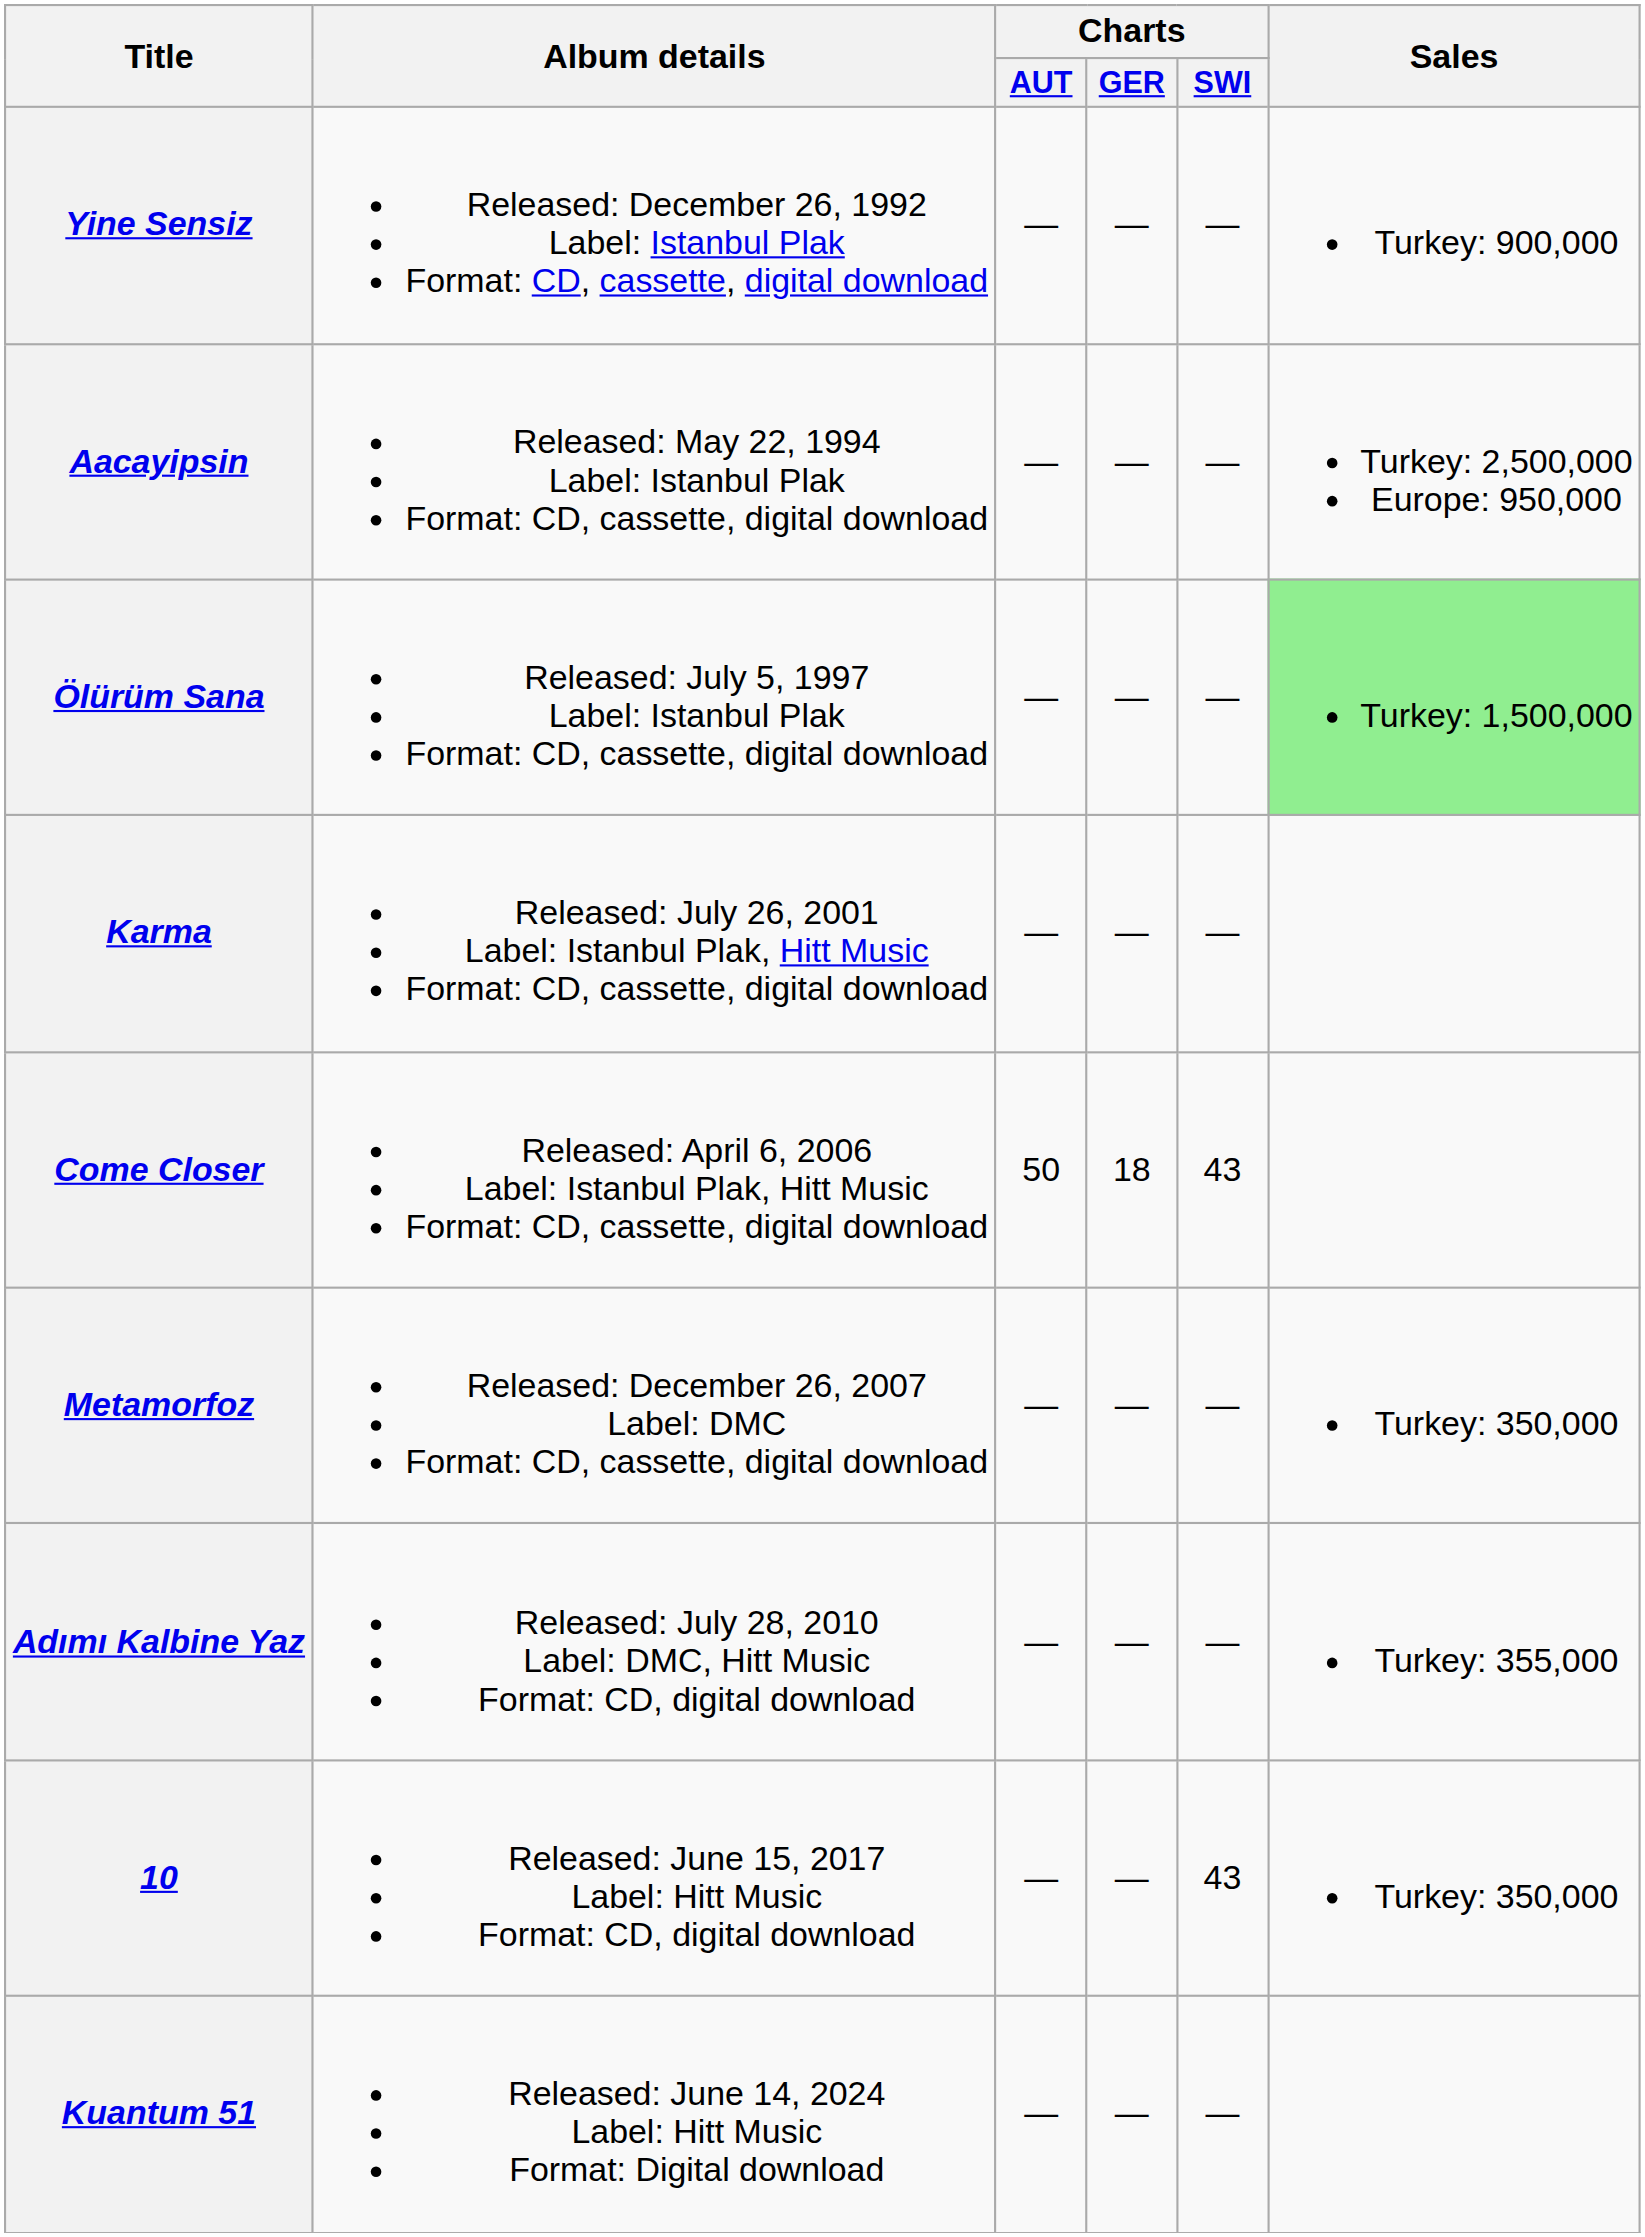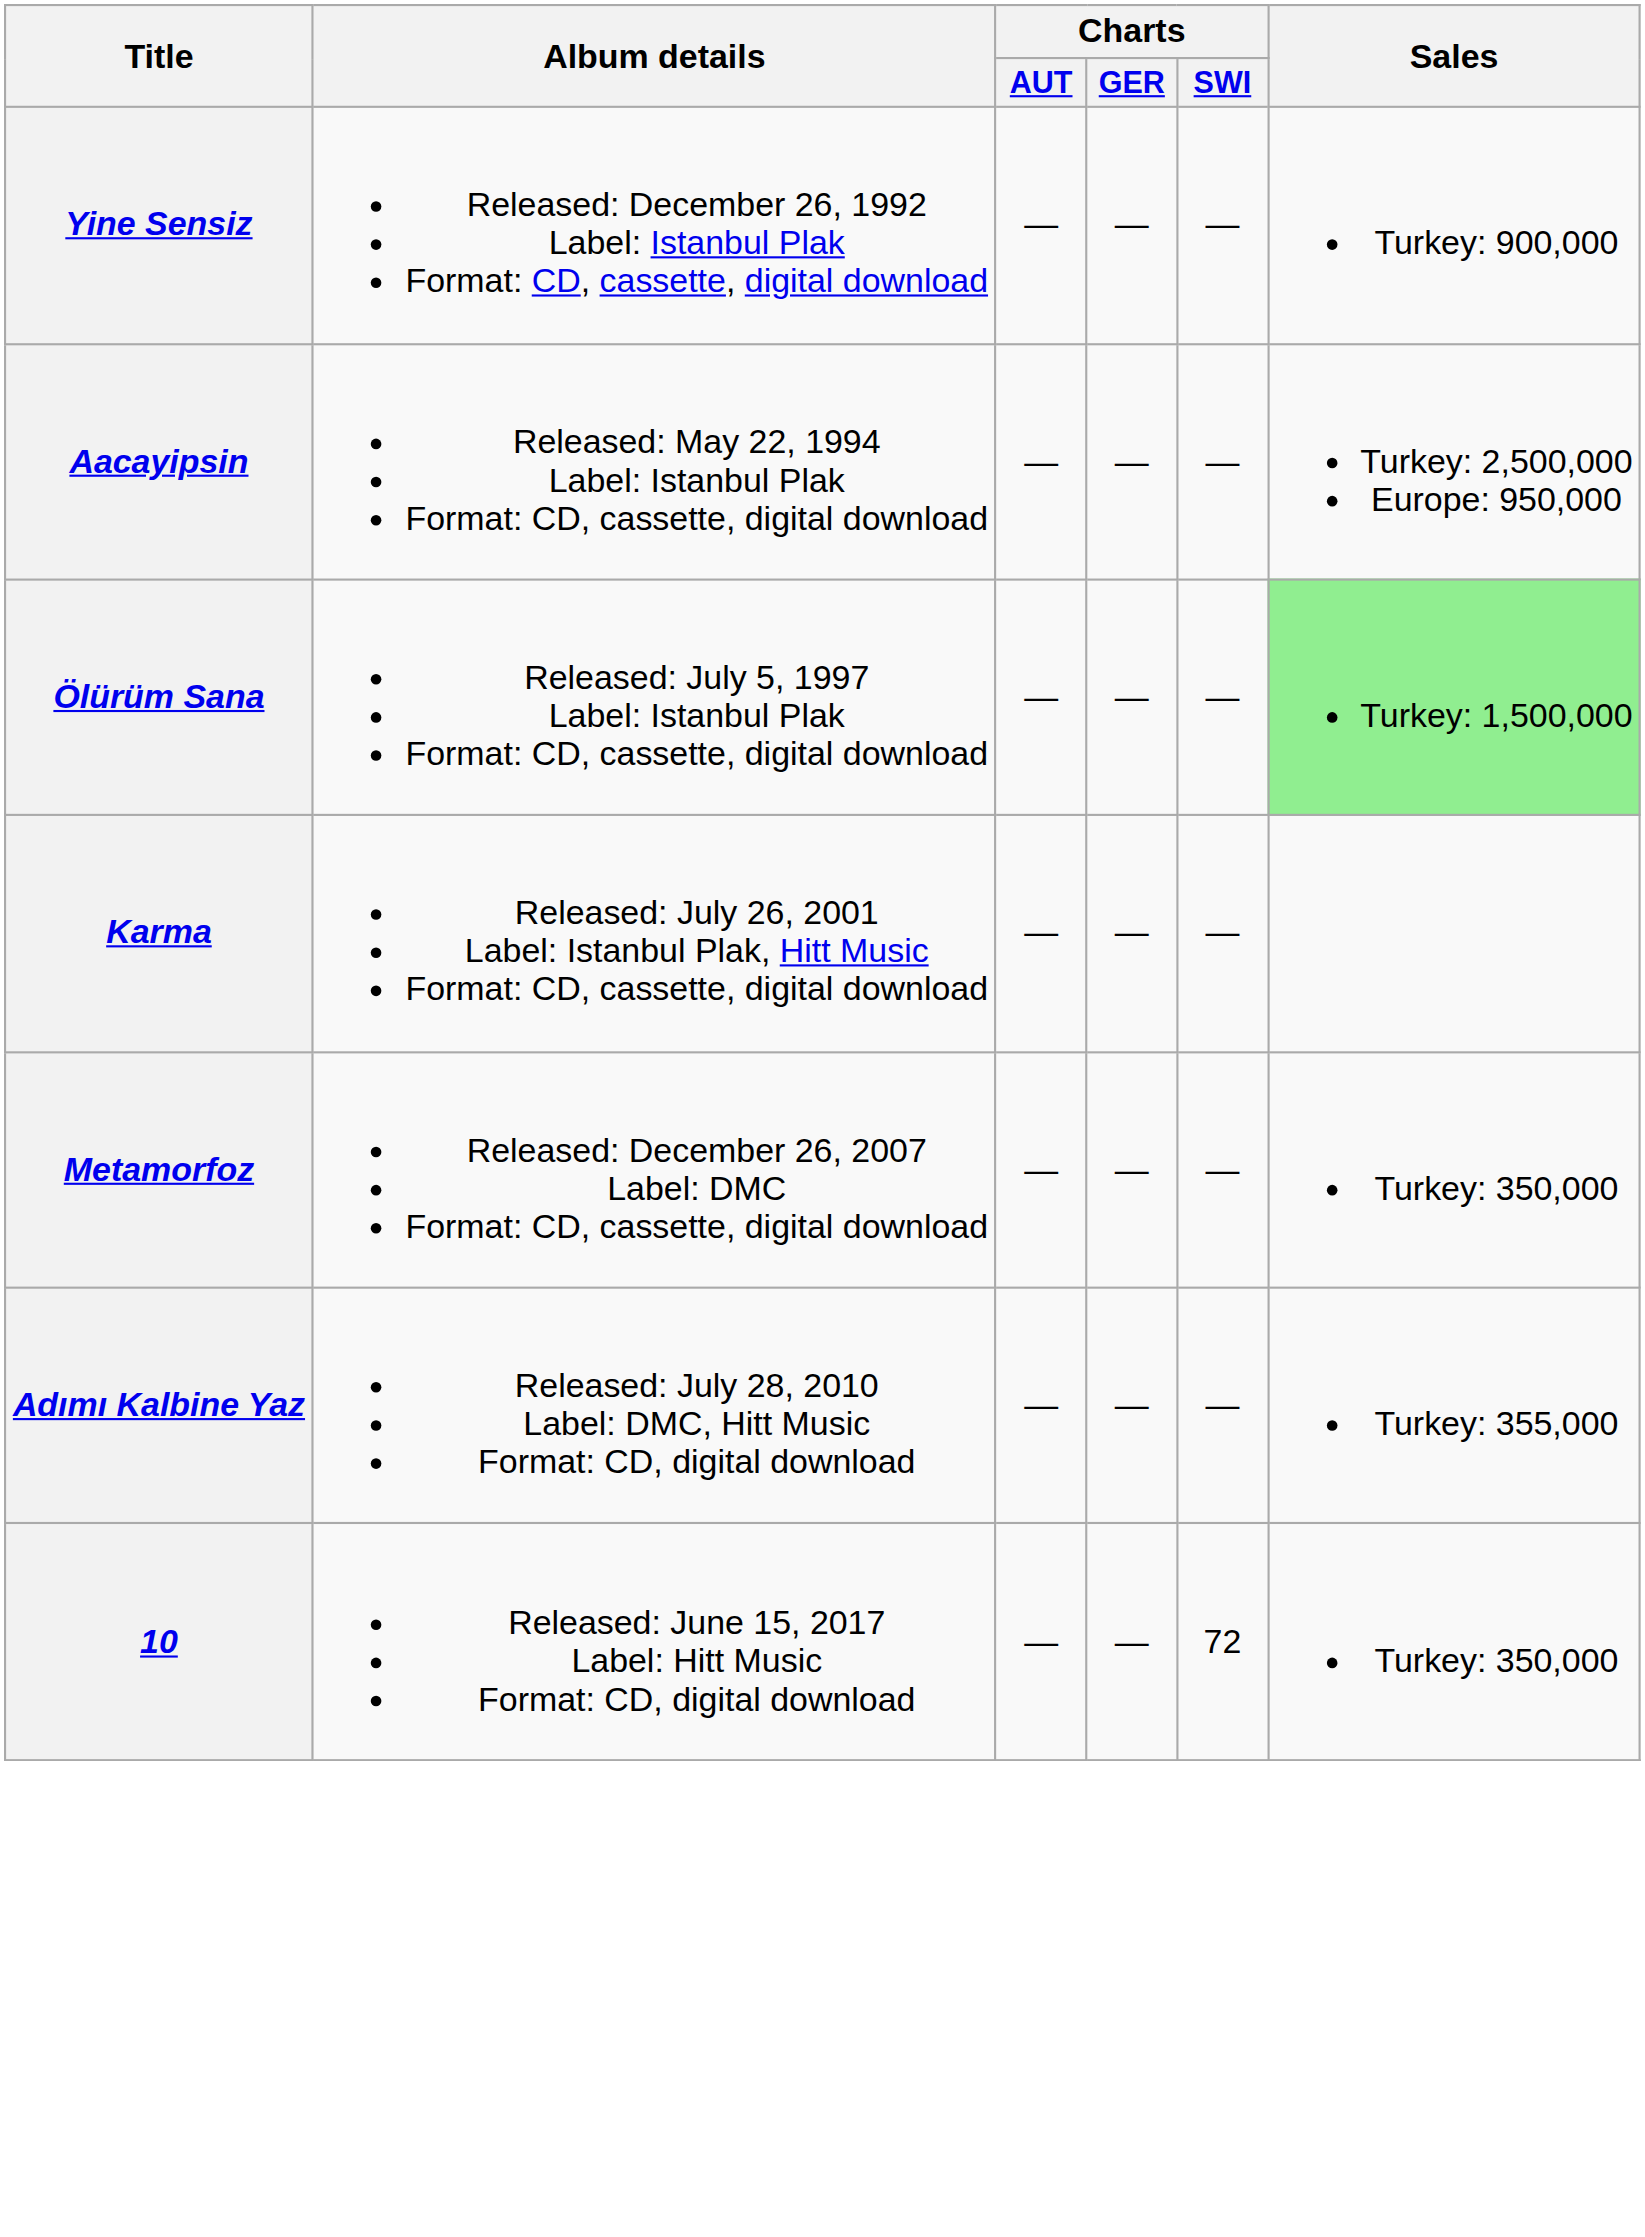- row: (159, 1169)
(1222, 1877) 43 -> (1222, 1641) 72
- row: (159, 2113)
